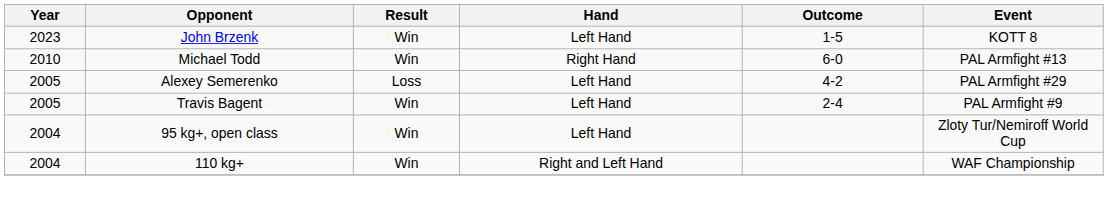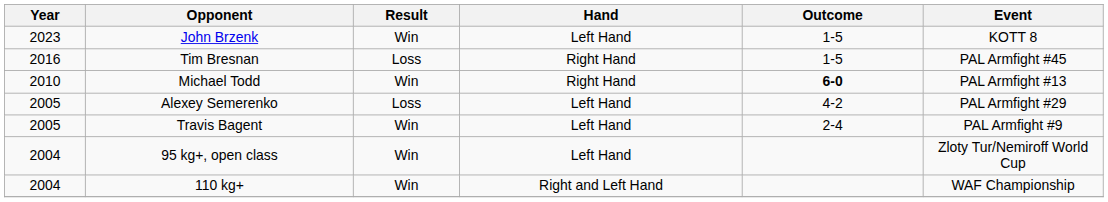+ row: (219, 59)
(833, 59) normal -> (833, 81) bold
